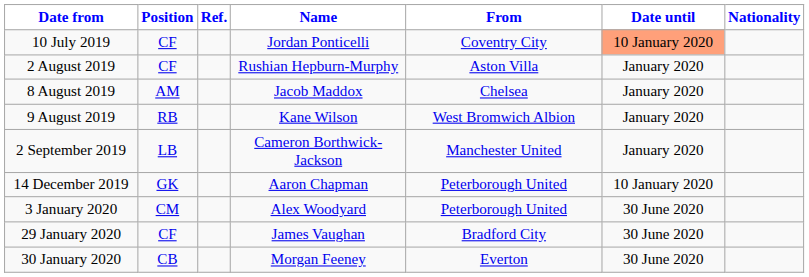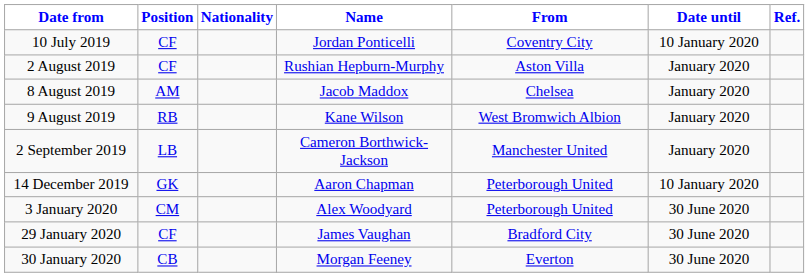columns swapped: (764, 17) <-> (214, 17)
(663, 42) lightsalmon background -> (709, 42) no background
